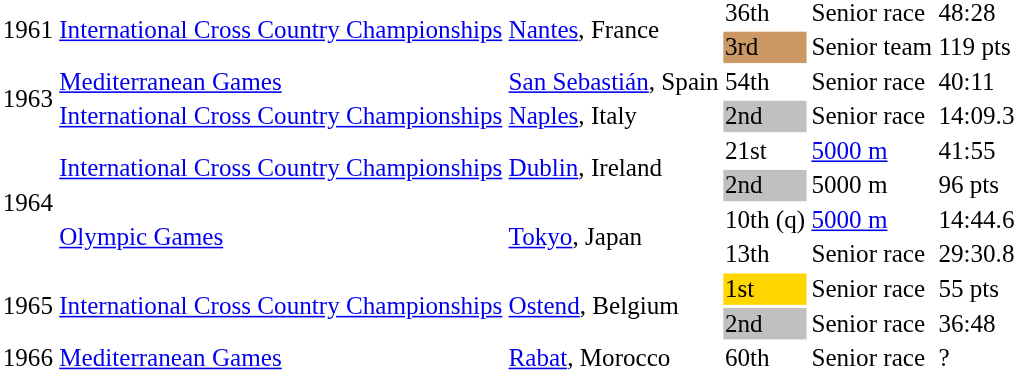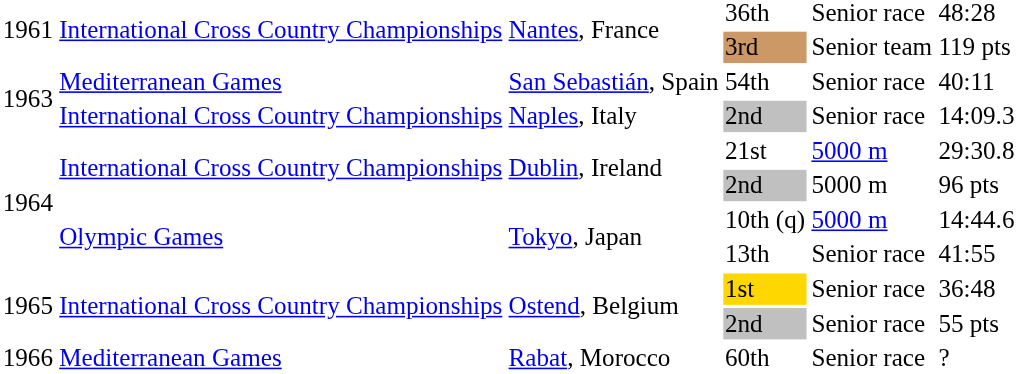(967, 150) 41:55 -> (976, 150) 29:30.8
(976, 254) 29:30.8 -> (967, 254) 41:55
(969, 288) 55 pts -> (967, 288) 36:48
(967, 323) 36:48 -> (969, 323) 55 pts
